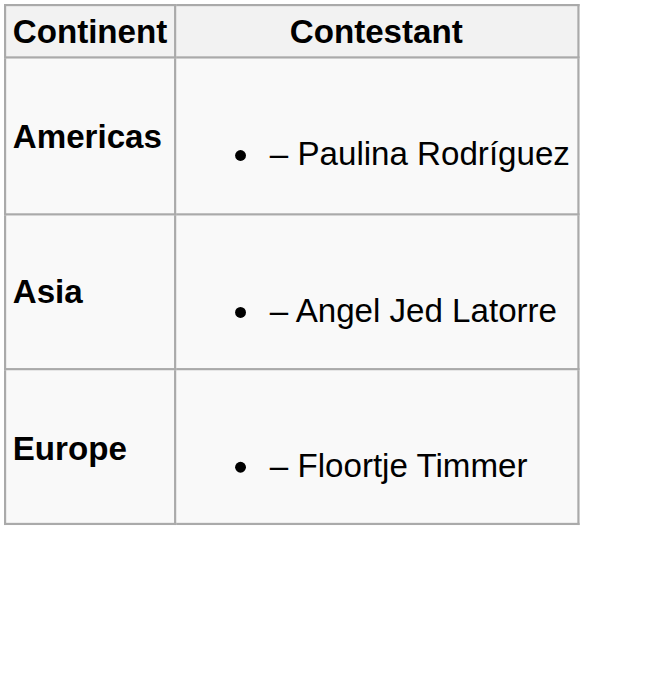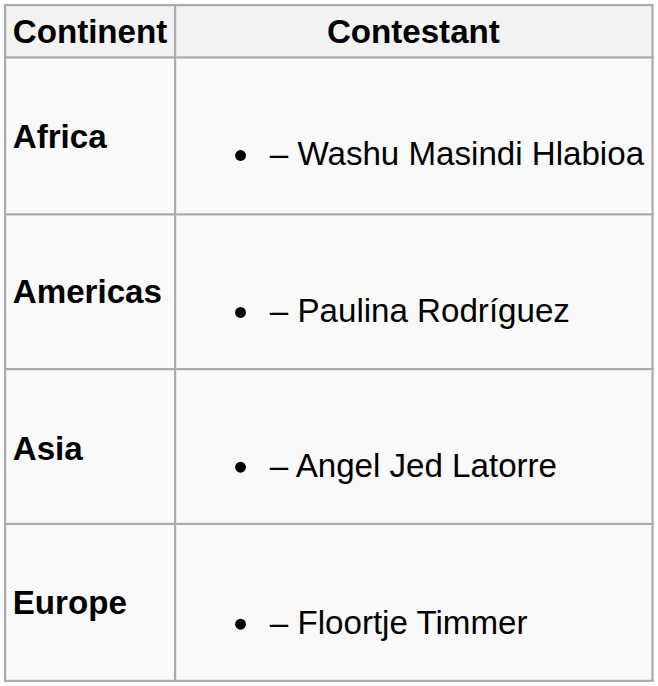+ row: (60, 136)
